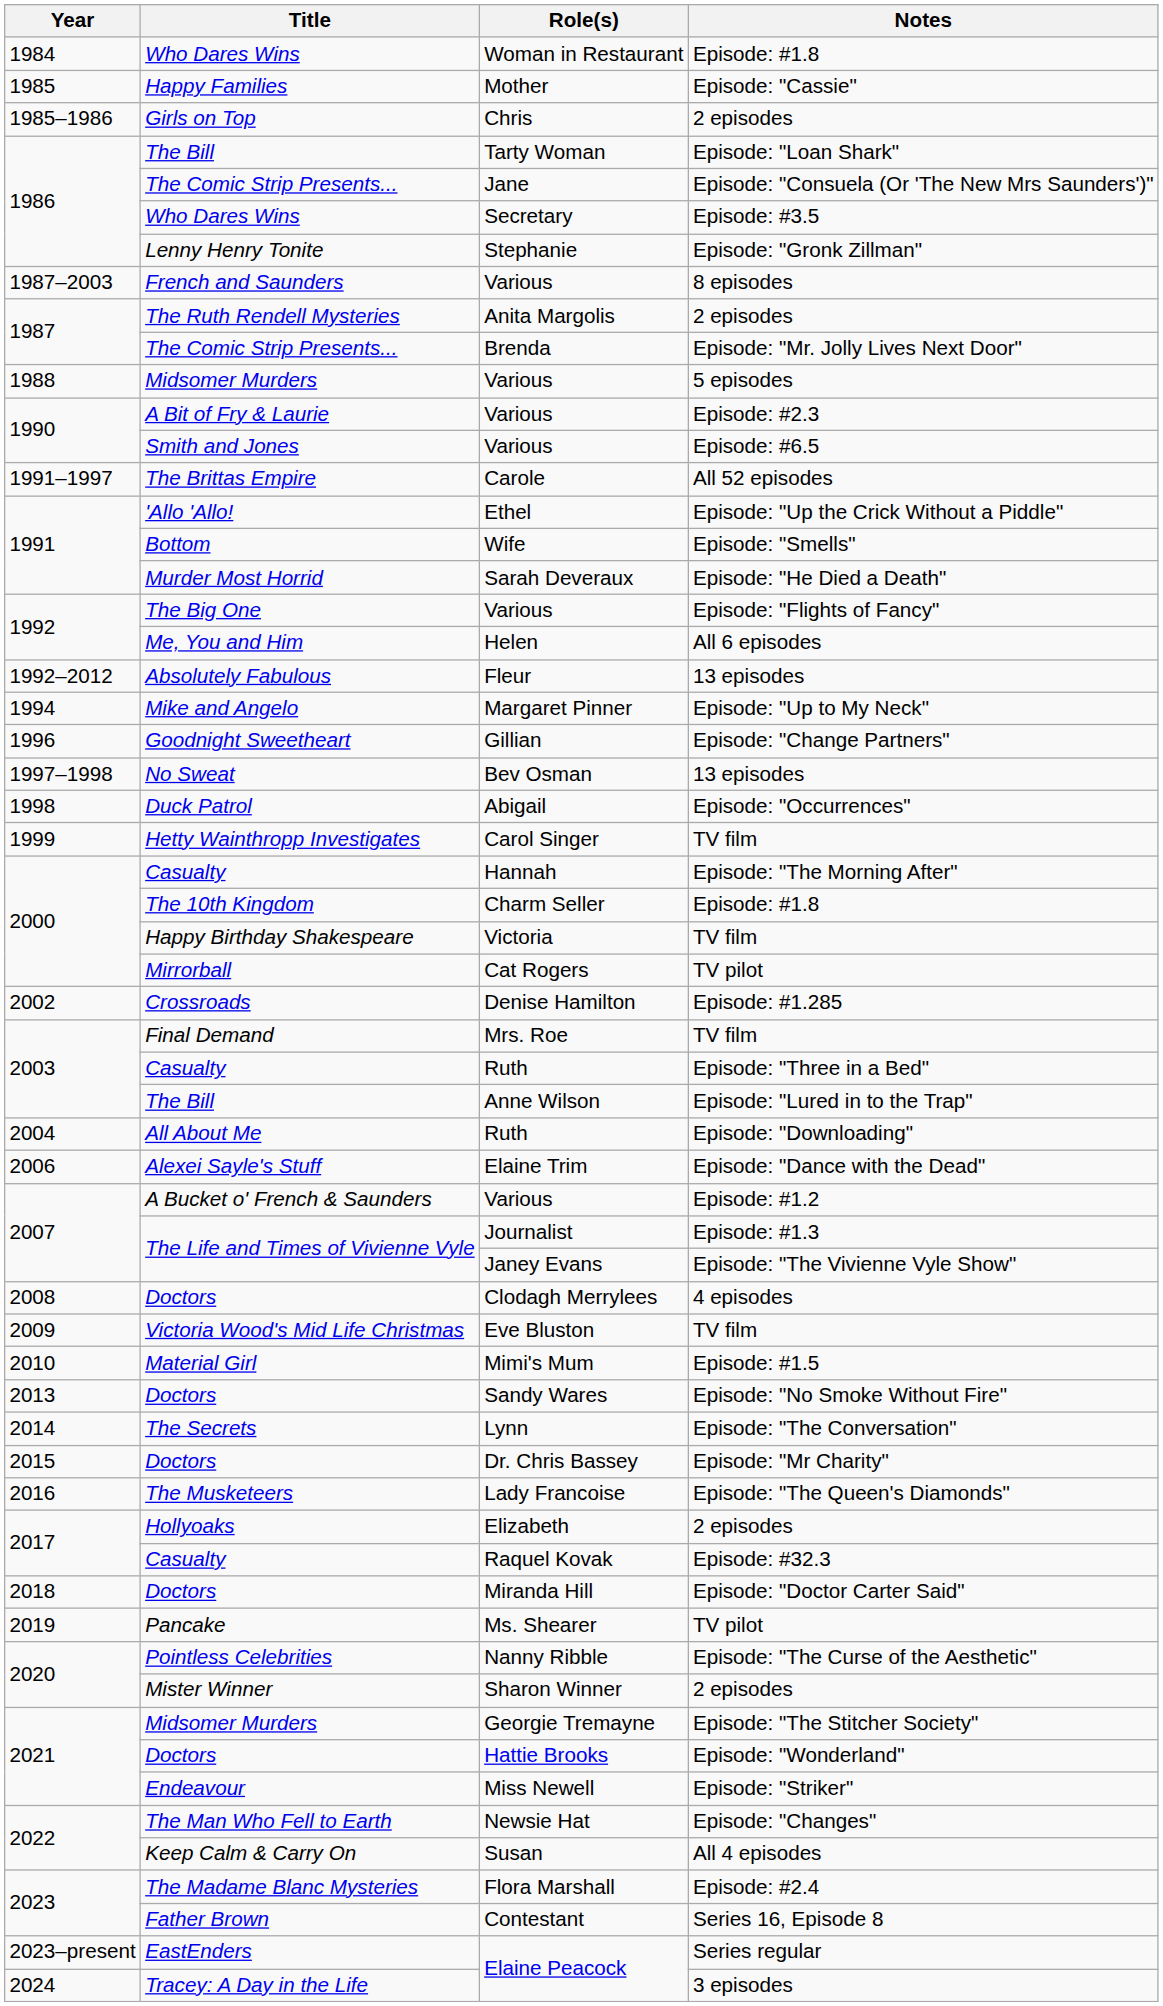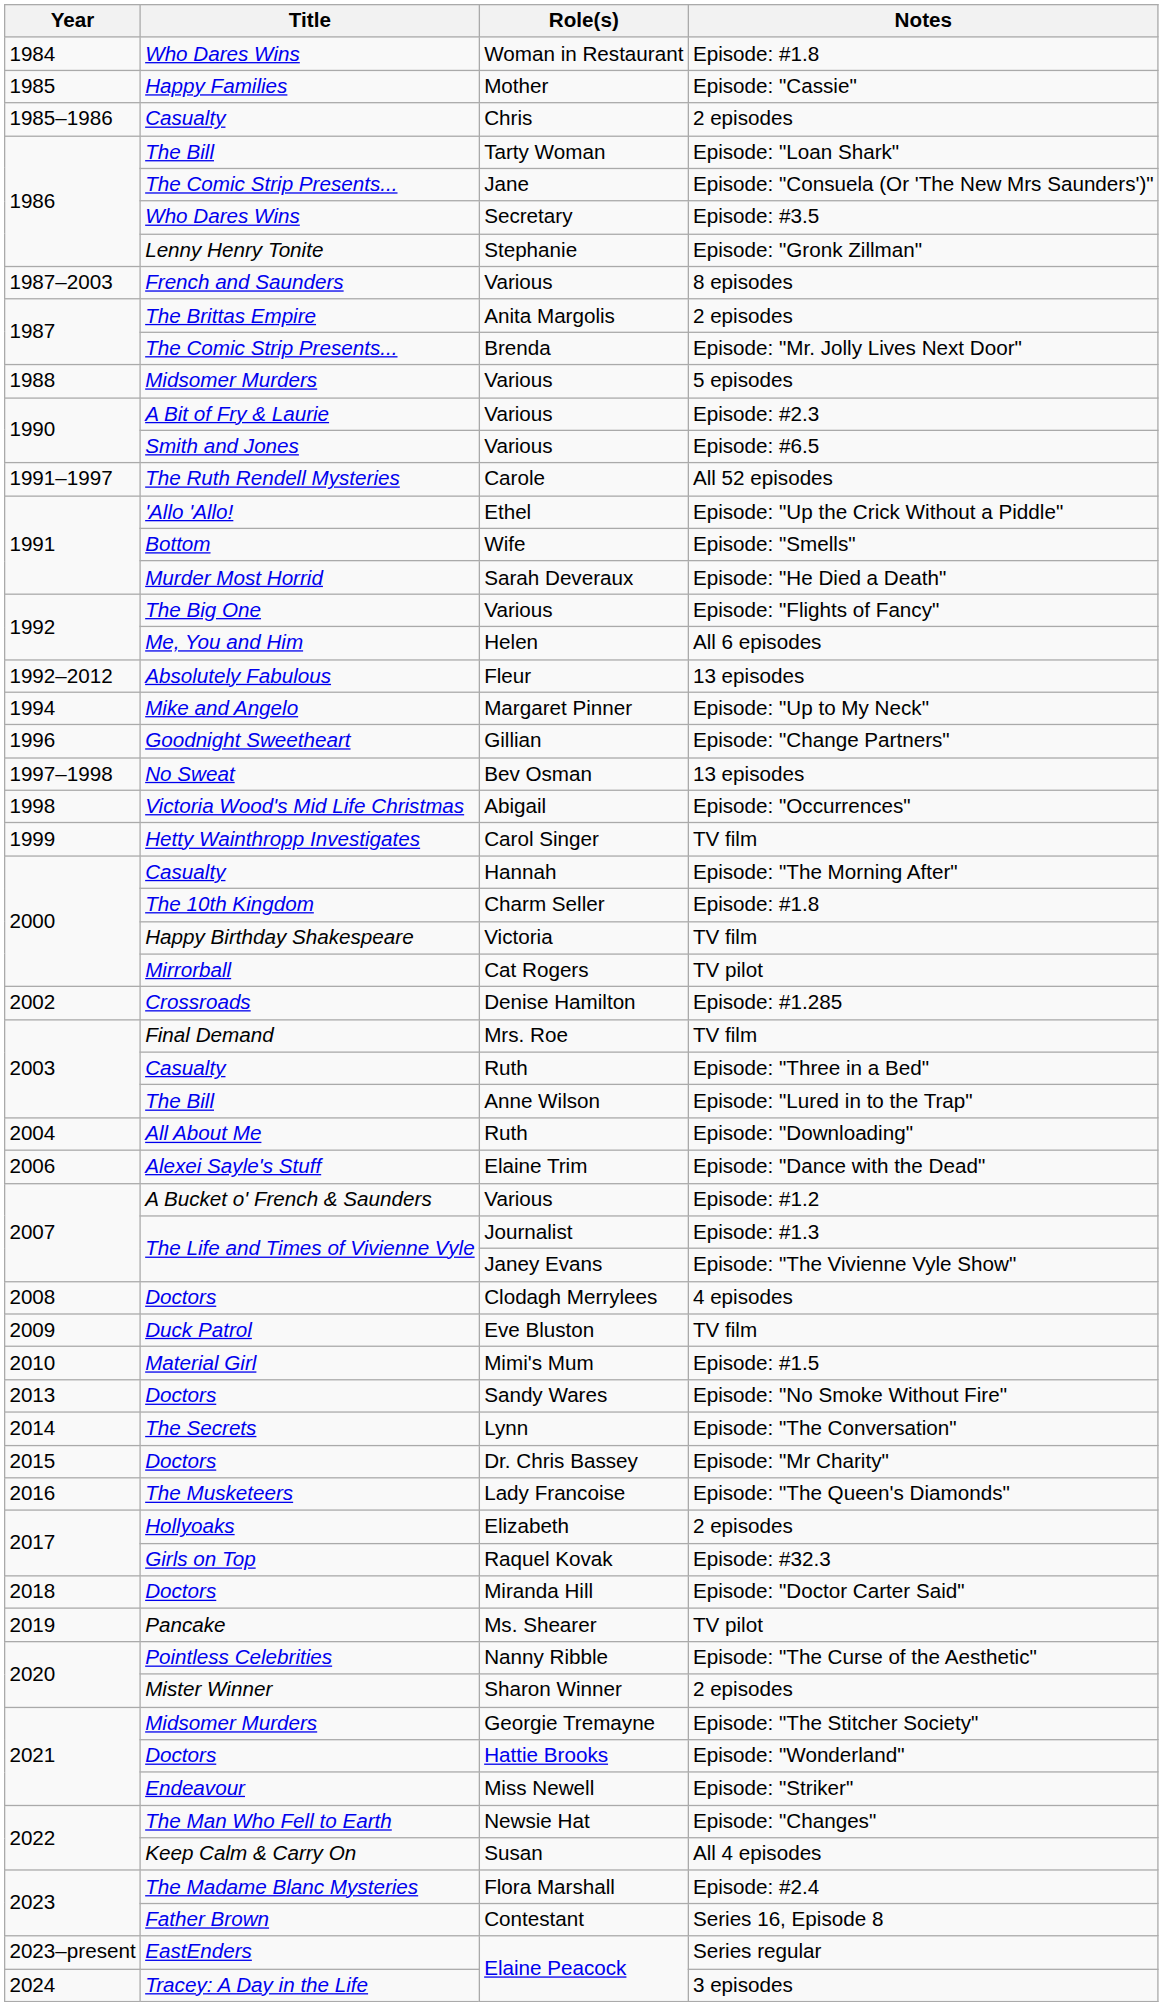(200, 119) Girls on Top -> (185, 119) Casualty
(272, 315) The Ruth Rendell Mysteries -> (231, 315) The Brittas Empire
(231, 479) The Brittas Empire -> (272, 479) The Ruth Rendell Mysteries
(198, 806) Duck Patrol -> (305, 806) Victoria Wood's Mid Life Christmas
(305, 1330) Victoria Wood's Mid Life Christmas -> (198, 1330) Duck Patrol
(185, 1559) Casualty -> (200, 1559) Girls on Top
